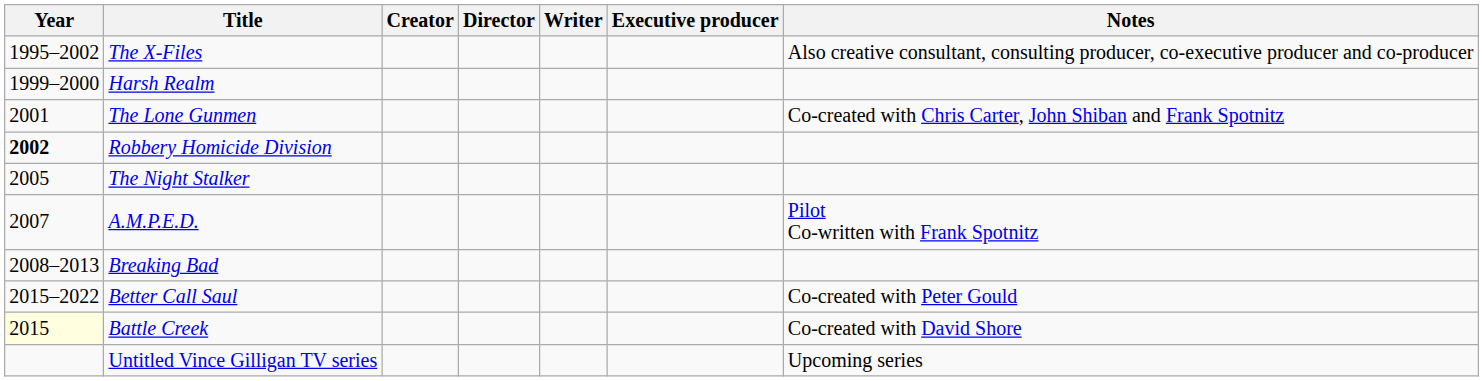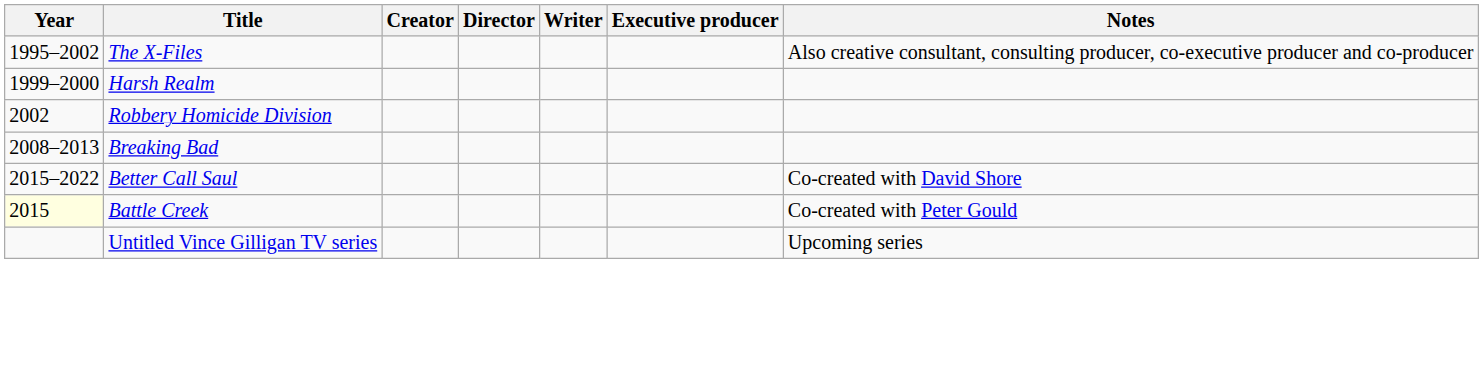- row: (182, 115)
(29, 147) bold -> (29, 115) normal
- row: (179, 178)
- row: (154, 221)
(903, 296) Co-created with Peter Gould -> (905, 178) Co-created with David Shore
(905, 328) Co-created with David Shore -> (903, 210) Co-created with Peter Gould
